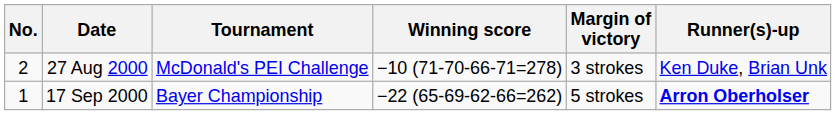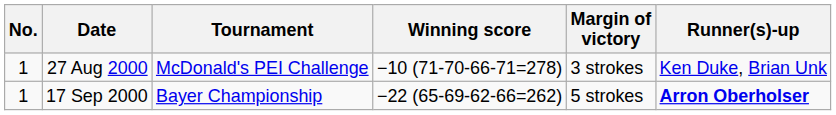(23, 67) 2 -> (23, 67) 1
